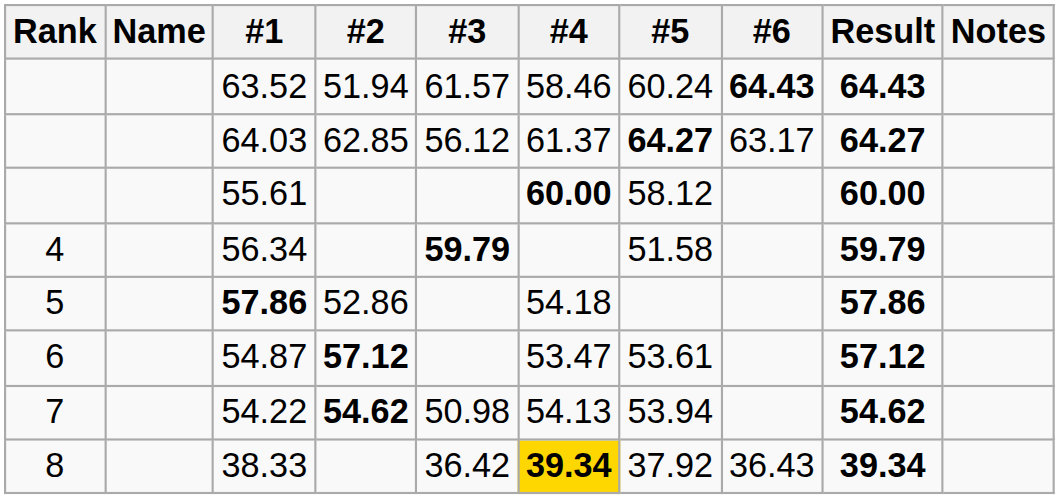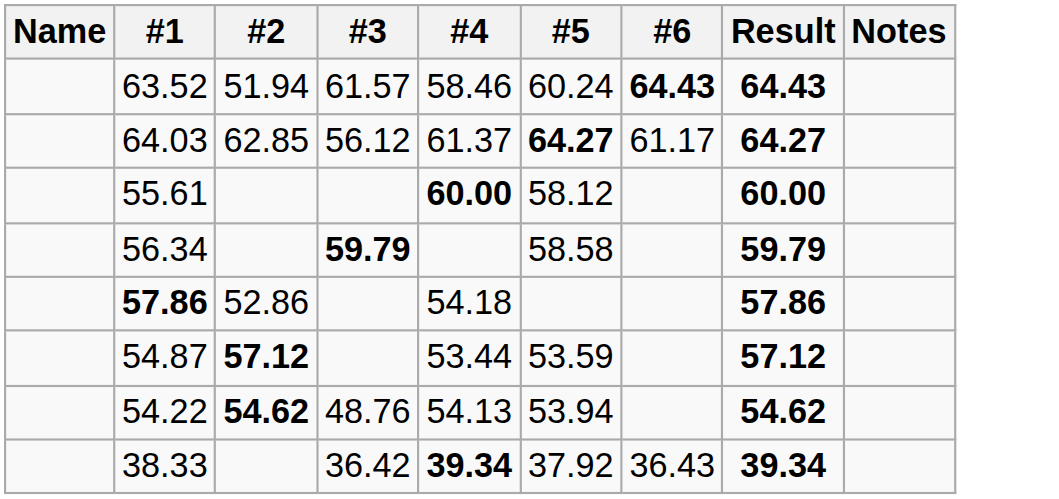- column: (55, 31)
(772, 140) 63.17 -> (672, 140) 61.17
(670, 248) 51.58 -> (571, 248) 58.58
(569, 357) 53.47 -> (469, 357) 53.44
(670, 357) 53.61 -> (571, 357) 53.59
(467, 411) 50.98 -> (368, 411) 48.76
(569, 466) gold background -> (469, 466) no background
